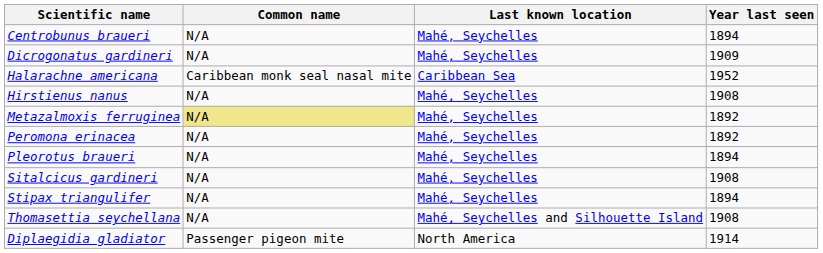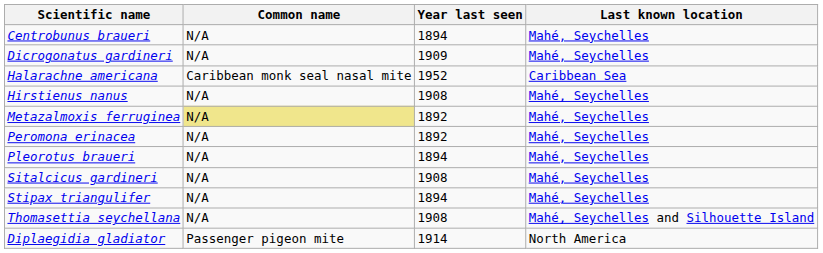columns swapped: (762, 15) <-> (560, 15)
